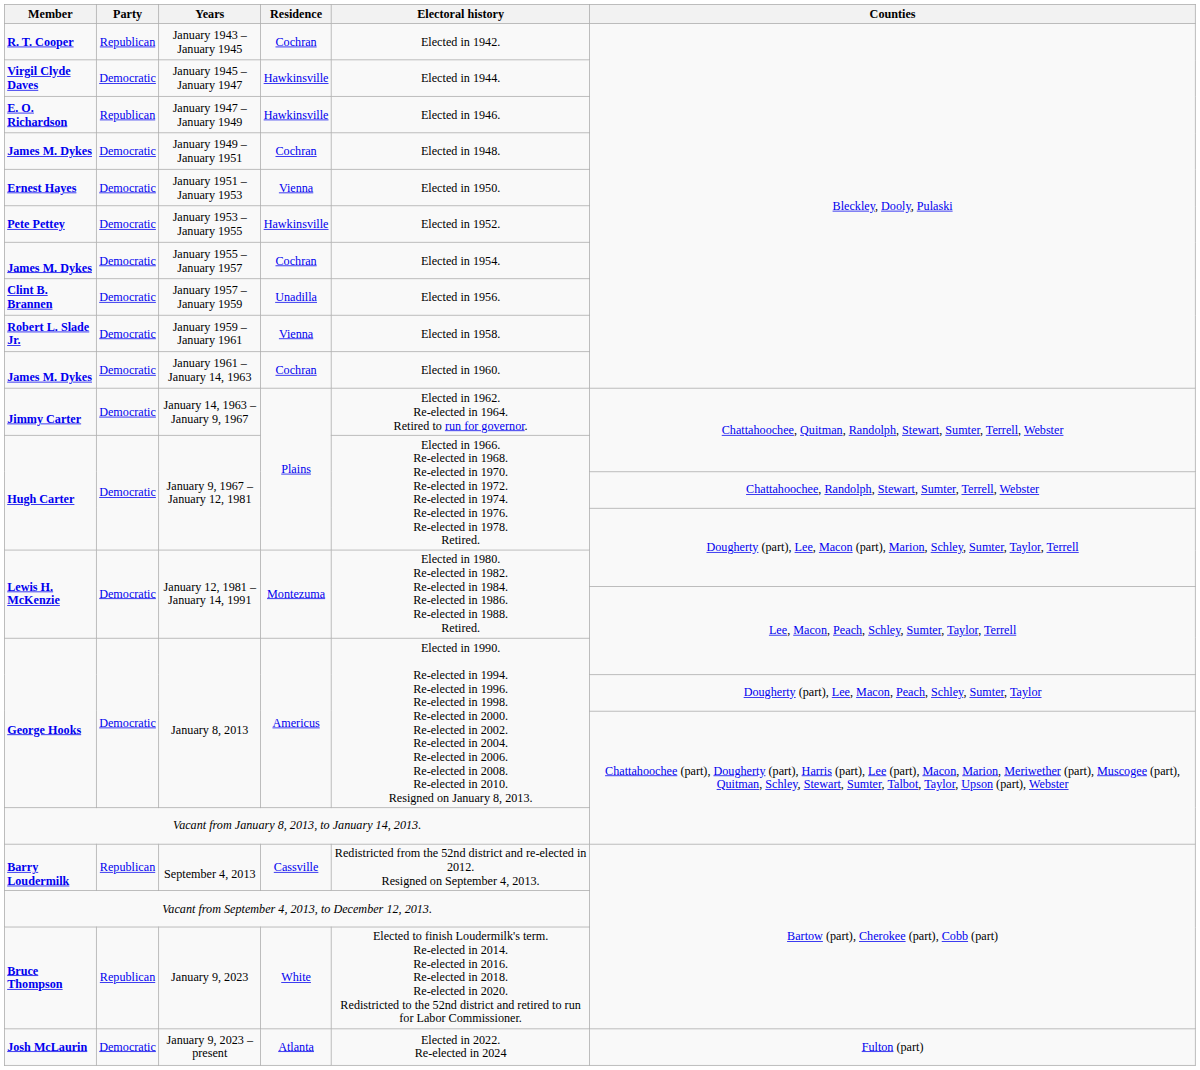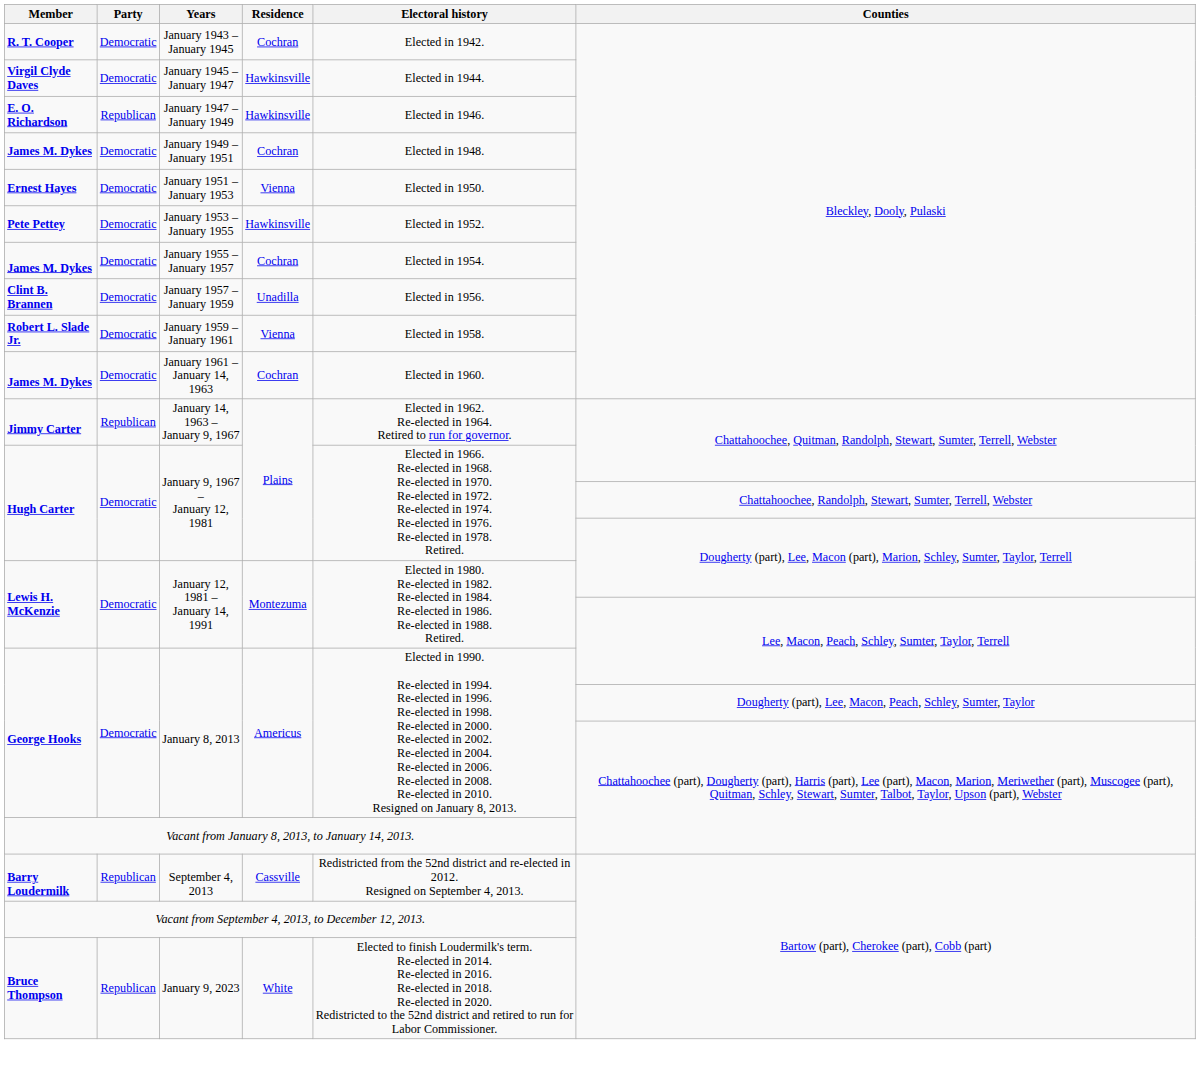(128, 42) Republican -> (128, 42) Democratic
(128, 411) Democratic -> (128, 422) Republican
- row: (47, 1046)
